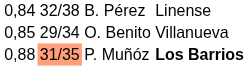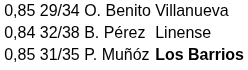rows swapped: (115, 10) <-> (117, 32)
(20, 54) 0,88 -> (20, 54) 0,85
(60, 54) lightsalmon background -> (60, 54) no background
